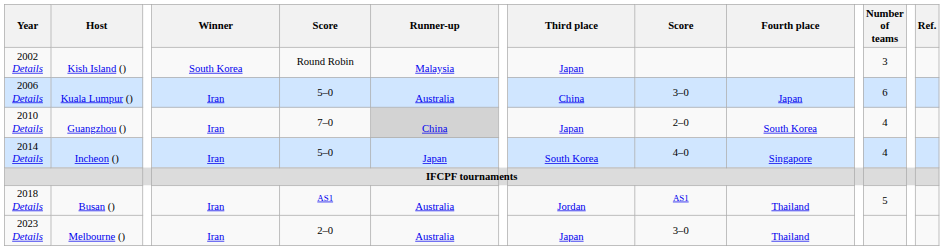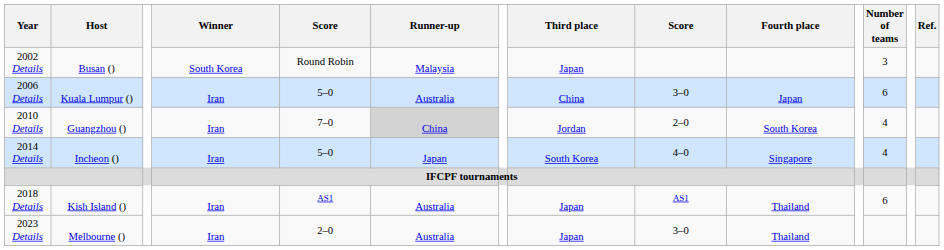(97, 68) Kish Island () -> (97, 68) Busan ()
(571, 129) Japan -> (571, 129) Jordan
(97, 207) Busan () -> (97, 207) Kish Island ()
(571, 207) Jordan -> (571, 207) Japan
(885, 200) 5 -> (885, 200) 6
